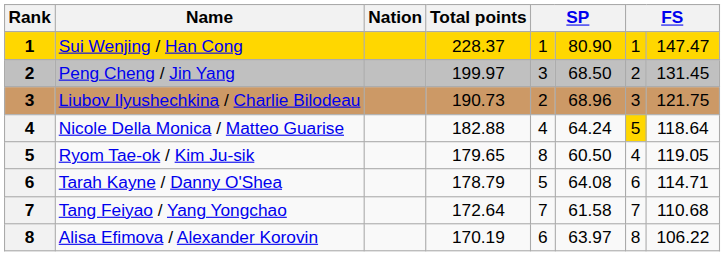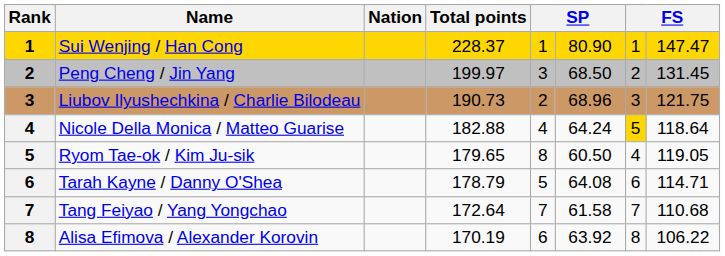(590, 237) 63.97 -> (590, 237) 63.92
